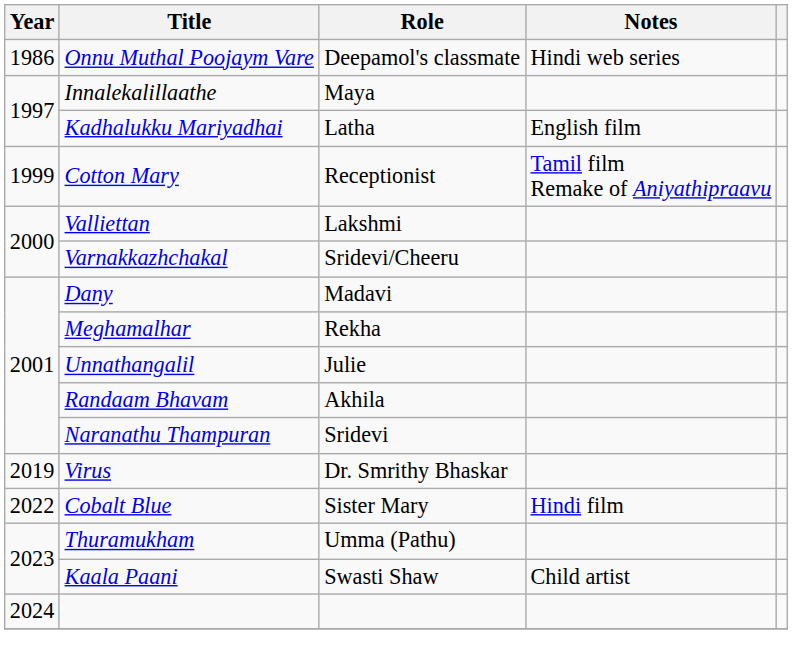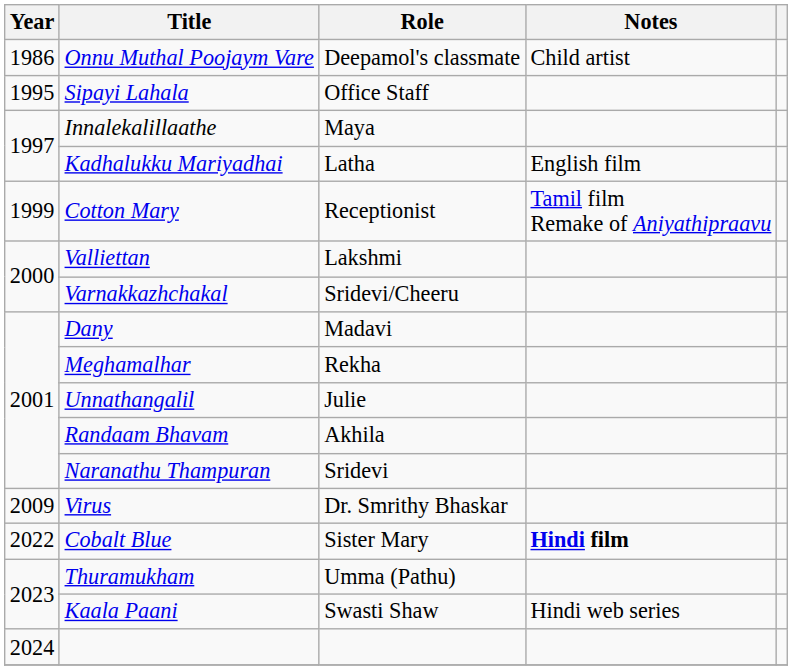(605, 57) Hindi web series -> (580, 57) Child artist
+ row: (127, 92)
(32, 470) 2019 -> (32, 505) 2009
(577, 505) normal -> (580, 540) bold
(580, 576) Child artist -> (605, 611) Hindi web series
